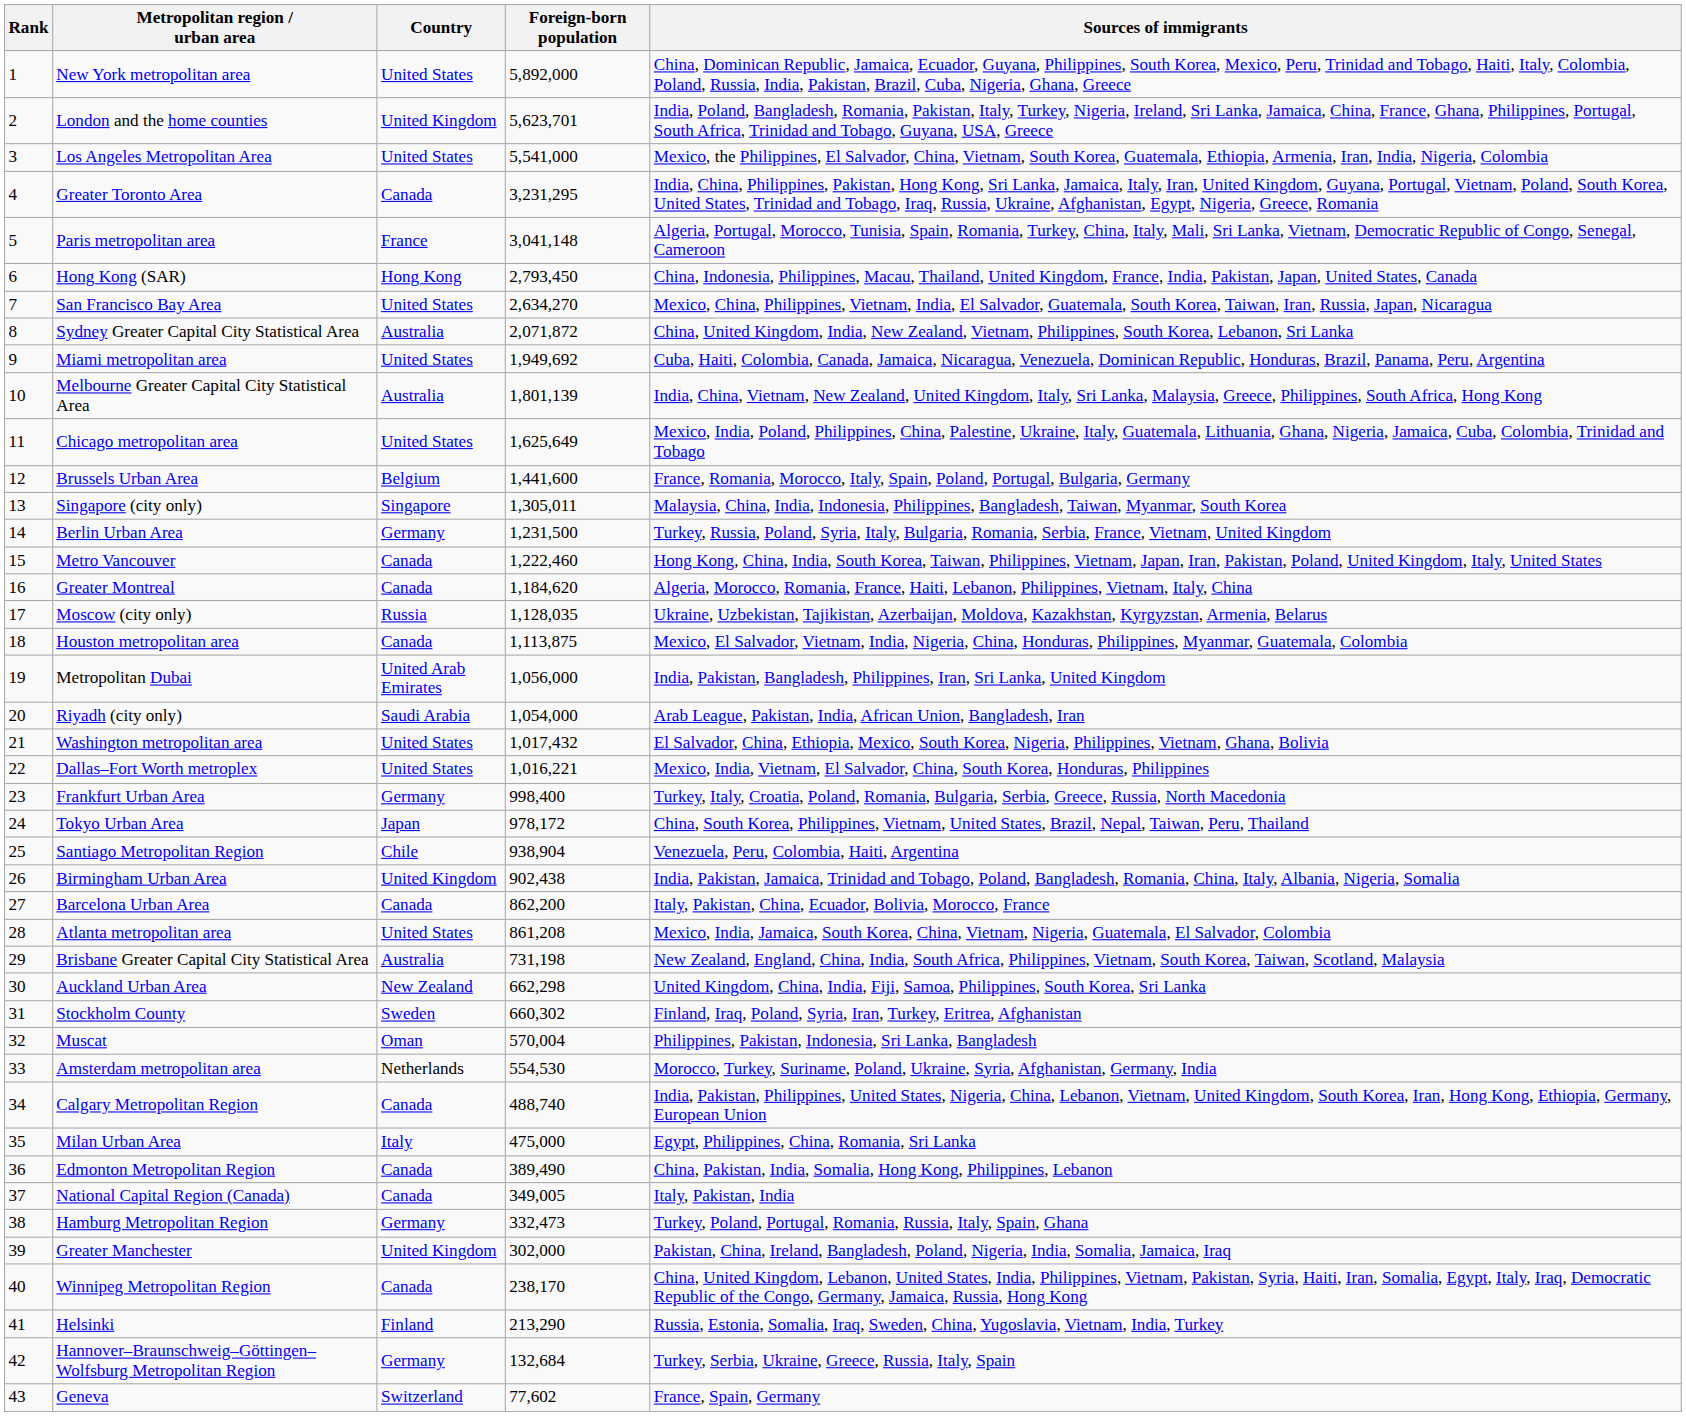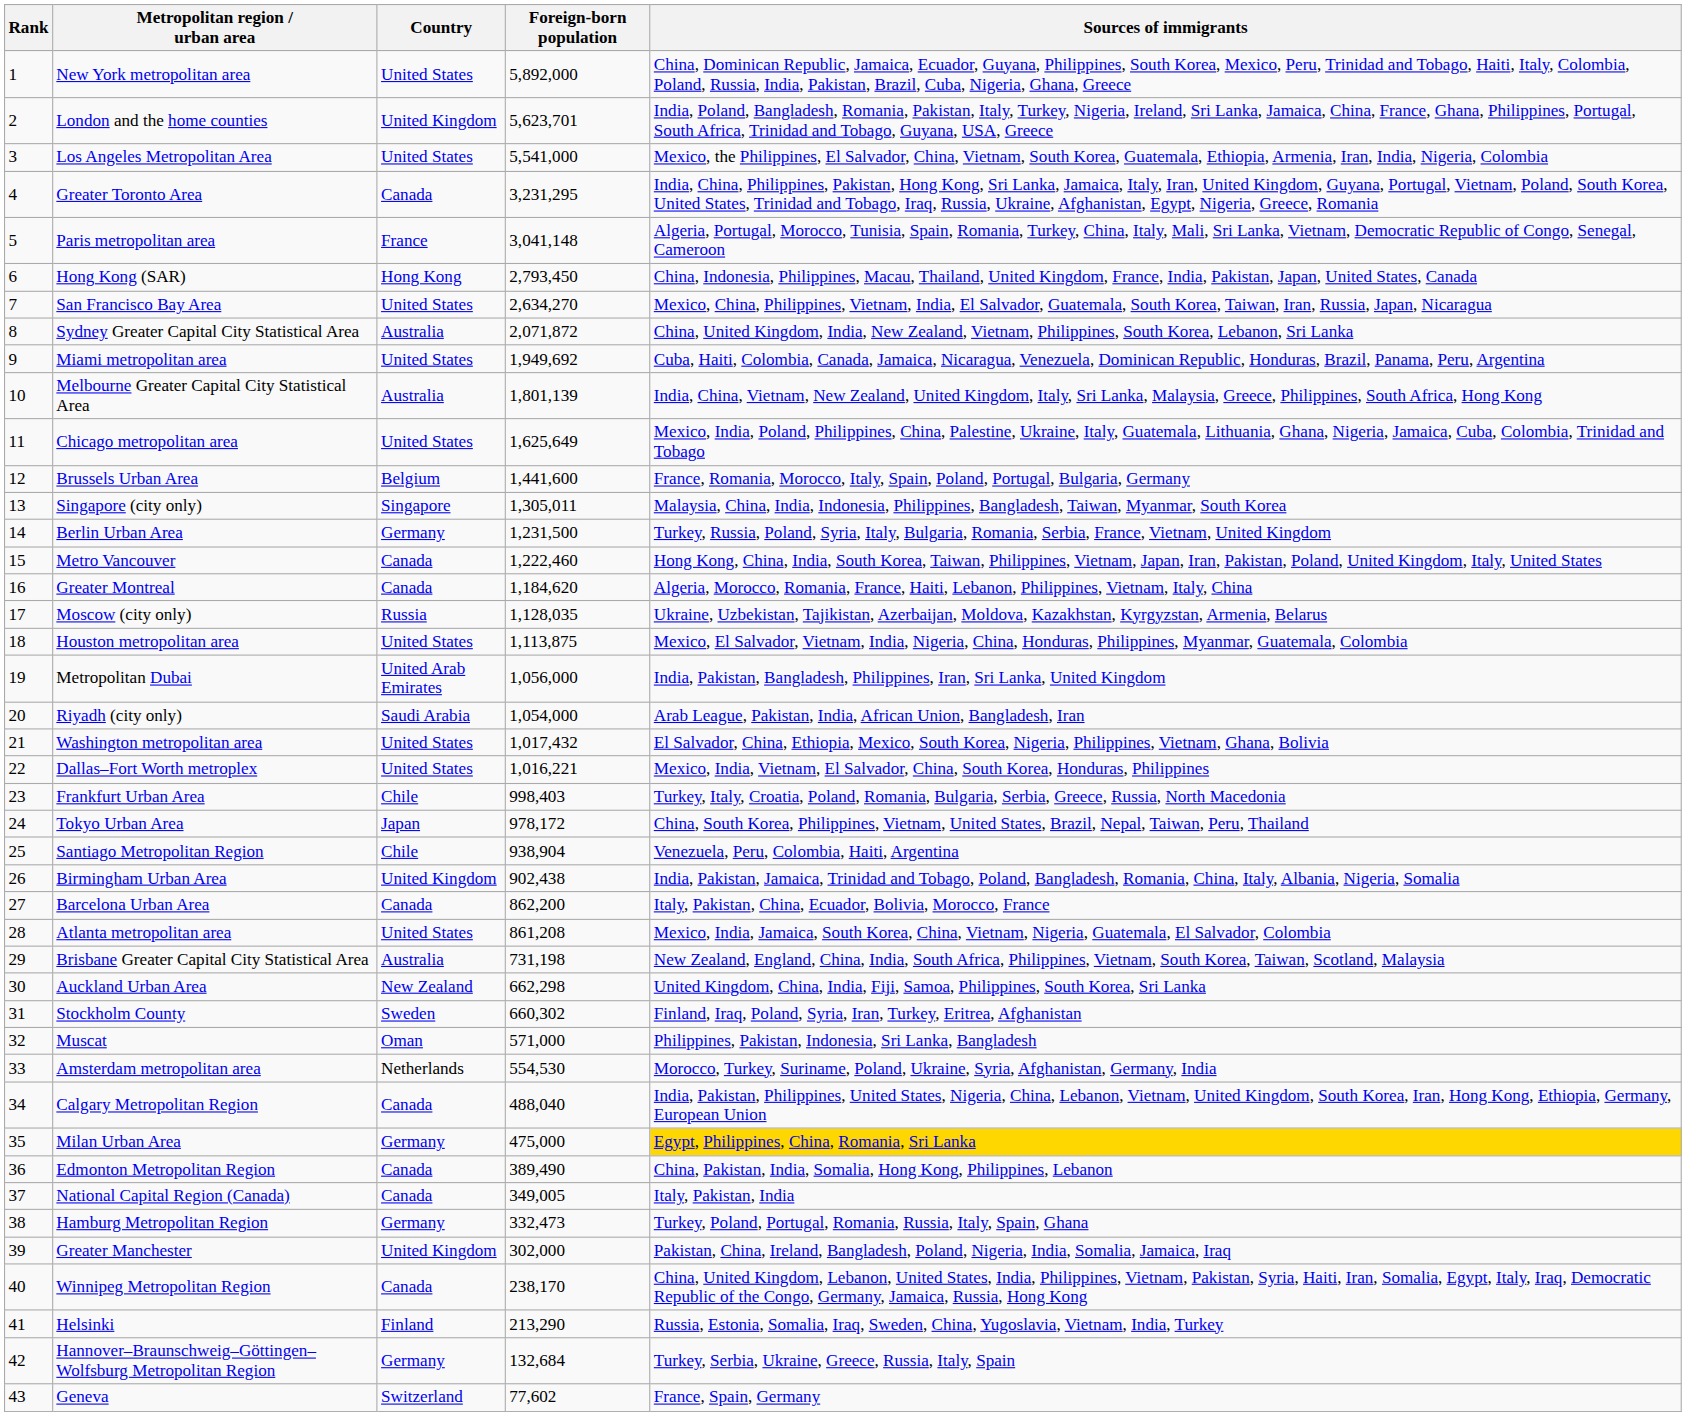(407, 641) Canada -> (427, 641) United States
(413, 796) Germany -> (400, 796) Chile
(537, 796) 998,400 -> (537, 796) 998,403
(537, 1040) 570,004 -> (537, 1040) 571,000
(537, 1104) 488,740 -> (537, 1104) 488,040
(397, 1141) Italy -> (413, 1141) Germany
(815, 1141) no background -> (815, 1141) gold background
